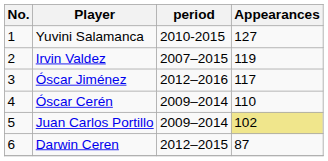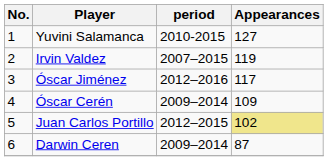(245, 101) 110 -> (246, 101) 109
(194, 123) 2009–2014 -> (194, 123) 2012–2015
(194, 144) 2012–2015 -> (194, 144) 2009–2014
